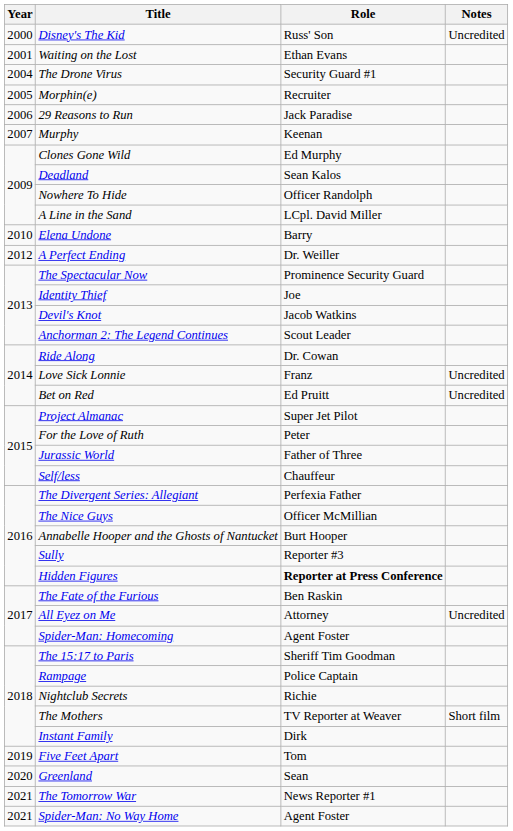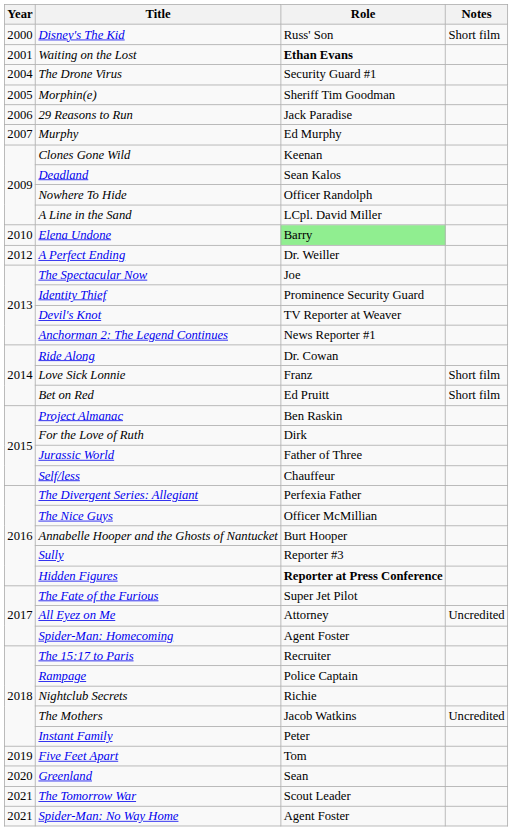(477, 34) Uncredited -> (474, 34) Short film
(315, 54) normal -> (318, 54) bold
(307, 94) Recruiter -> (339, 94) Sheriff Tim Goodman
(303, 134) Keenan -> (313, 134) Ed Murphy
(313, 154) Ed Murphy -> (303, 154) Keenan
(298, 235) no background -> (298, 235) lightgreen background
(354, 275) Prominence Security Guard -> (292, 275) Joe
(292, 295) Joe -> (354, 295) Prominence Security Guard
(320, 315) Jacob Watkins -> (342, 315) TV Reporter at Weaver
(317, 335) Scout Leader -> (330, 335) News Reporter #1
(477, 375) Uncredited -> (474, 375) Short film
(477, 395) Uncredited -> (474, 395) Short film
(321, 415) Super Jet Pilot -> (313, 415) Ben Raskin
(297, 435) Peter -> (295, 435) Dirk
(313, 595) Ben Raskin -> (321, 595) Super Jet Pilot
(339, 656) Sheriff Tim Goodman -> (307, 656) Recruiter
(342, 716) TV Reporter at Weaver -> (320, 716) Jacob Watkins
(474, 716) Short film -> (477, 716) Uncredited
(295, 736) Dirk -> (297, 736) Peter
(330, 796) News Reporter #1 -> (317, 796) Scout Leader
